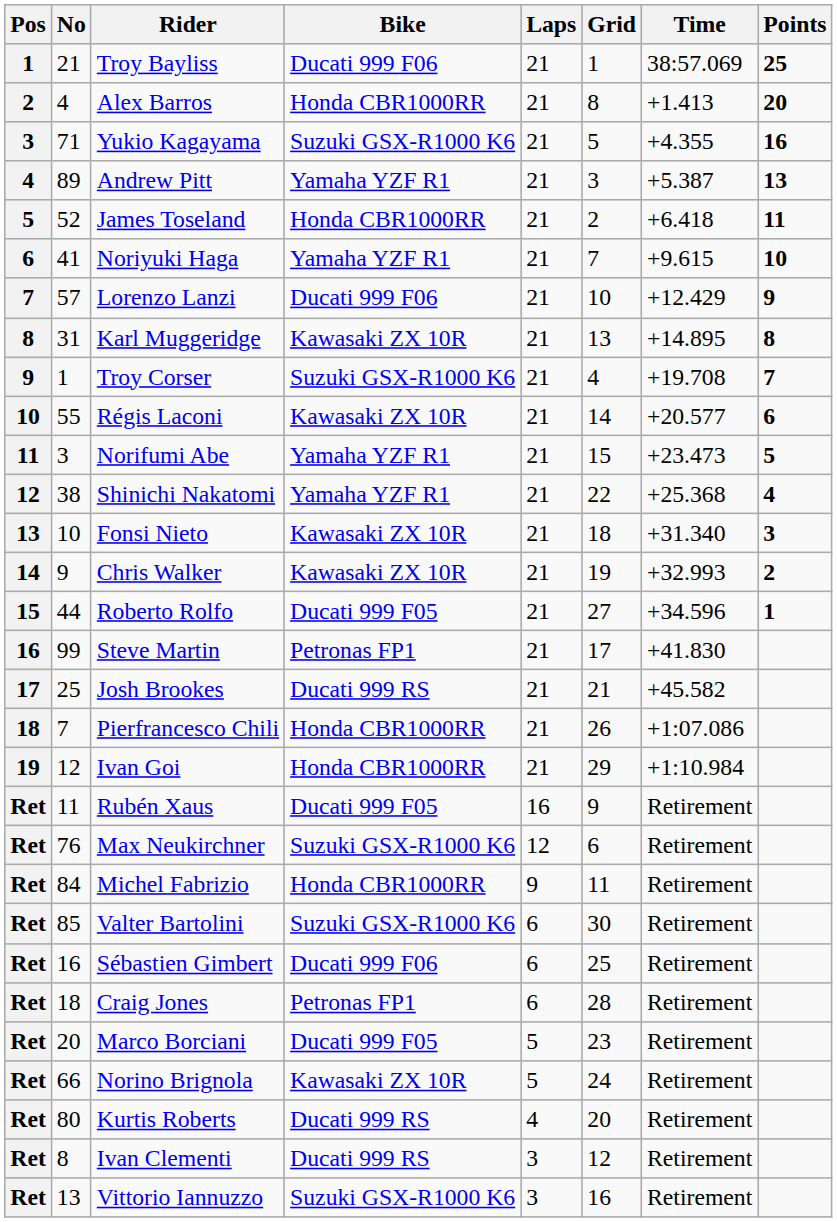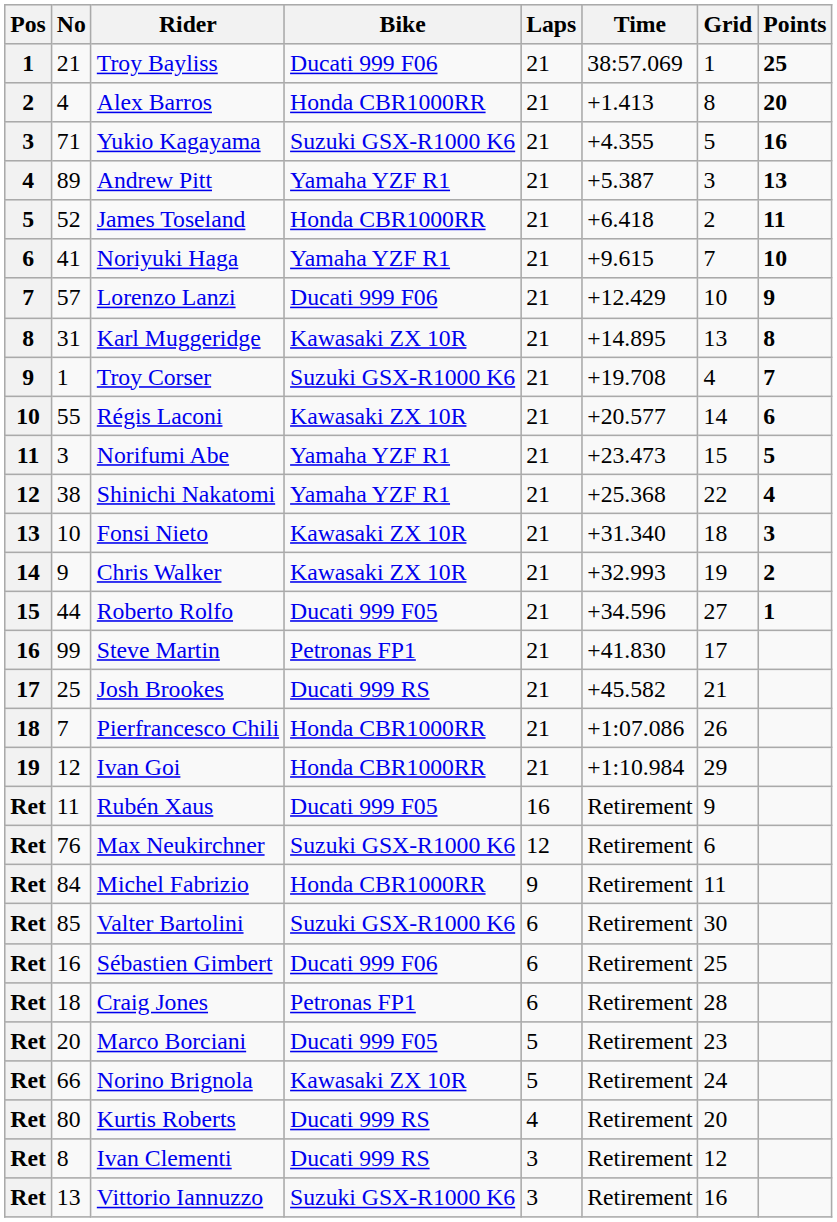columns swapped: (700, 24) <-> (612, 24)
